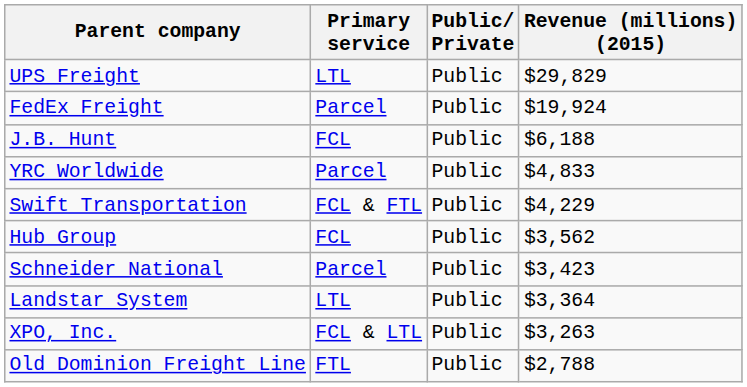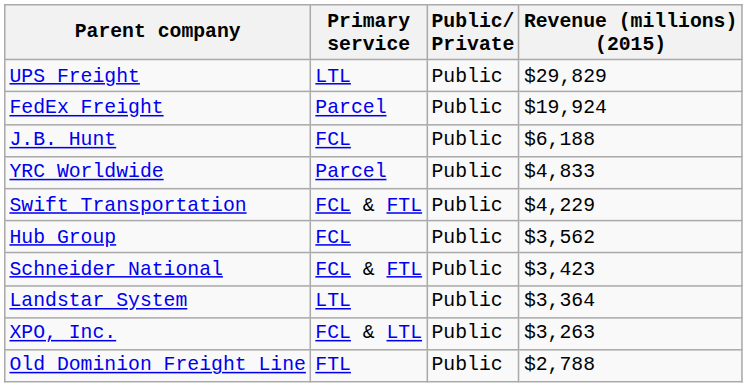(351, 269) Parcel -> (369, 269) FCL & FTL
